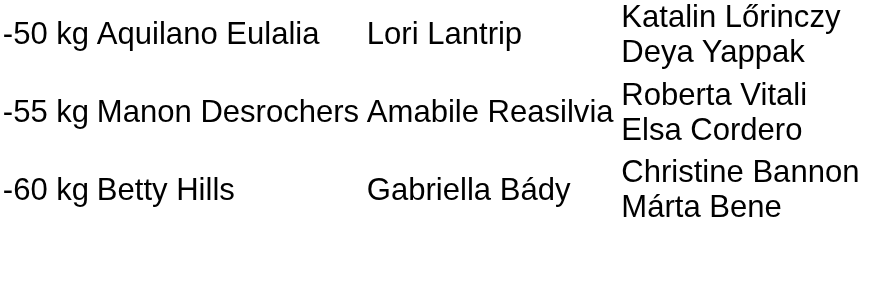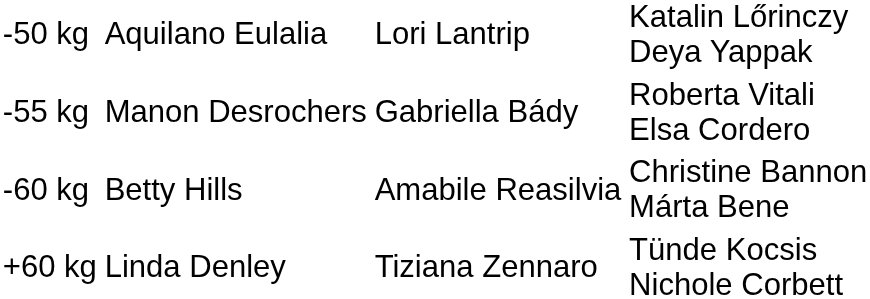(490, 111) Amabile Reasilvia -> (476, 111) Gabriella Bády
(469, 189) Gabriella Bády -> (498, 189) Amabile Reasilvia
+ row: (50, 267)
